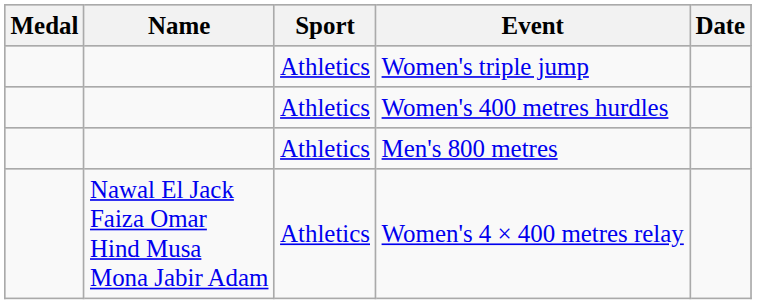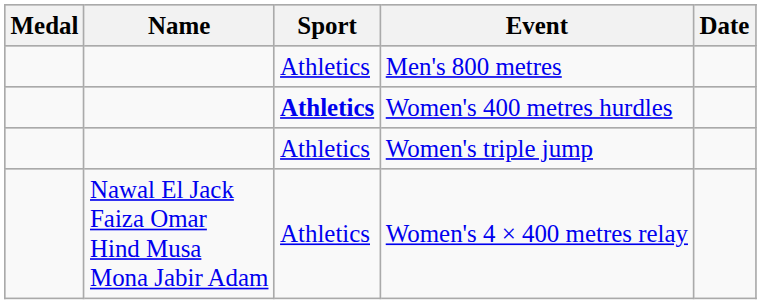rows swapped: (470, 148) <-> (485, 66)
(325, 107) normal -> (327, 107) bold
